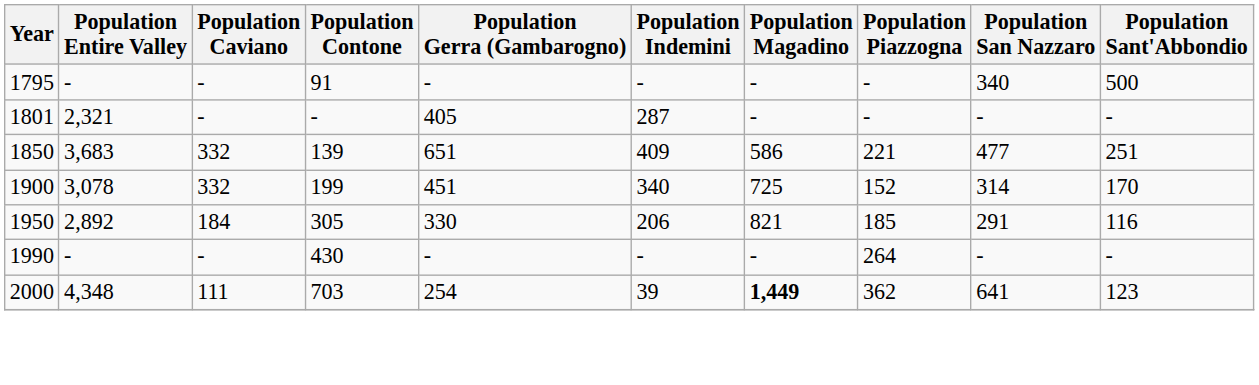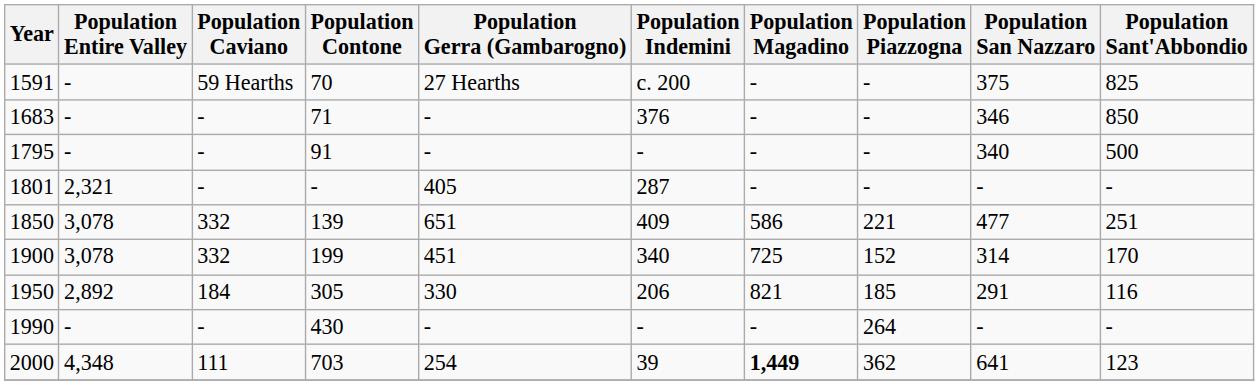+ row: (32, 81)
+ row: (32, 116)
(89, 151) 3,683 -> (89, 221) 3,078
